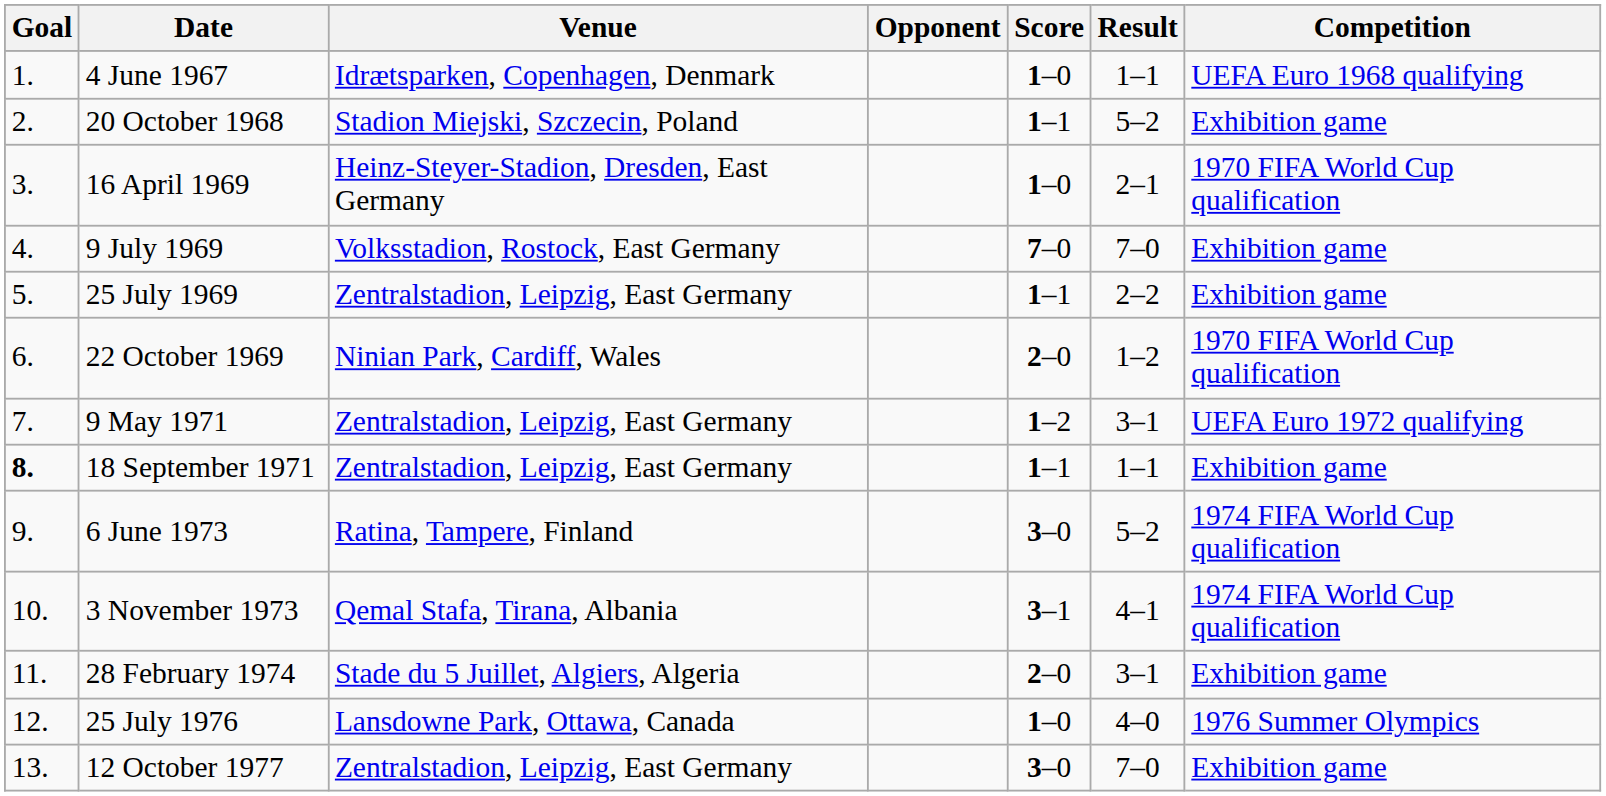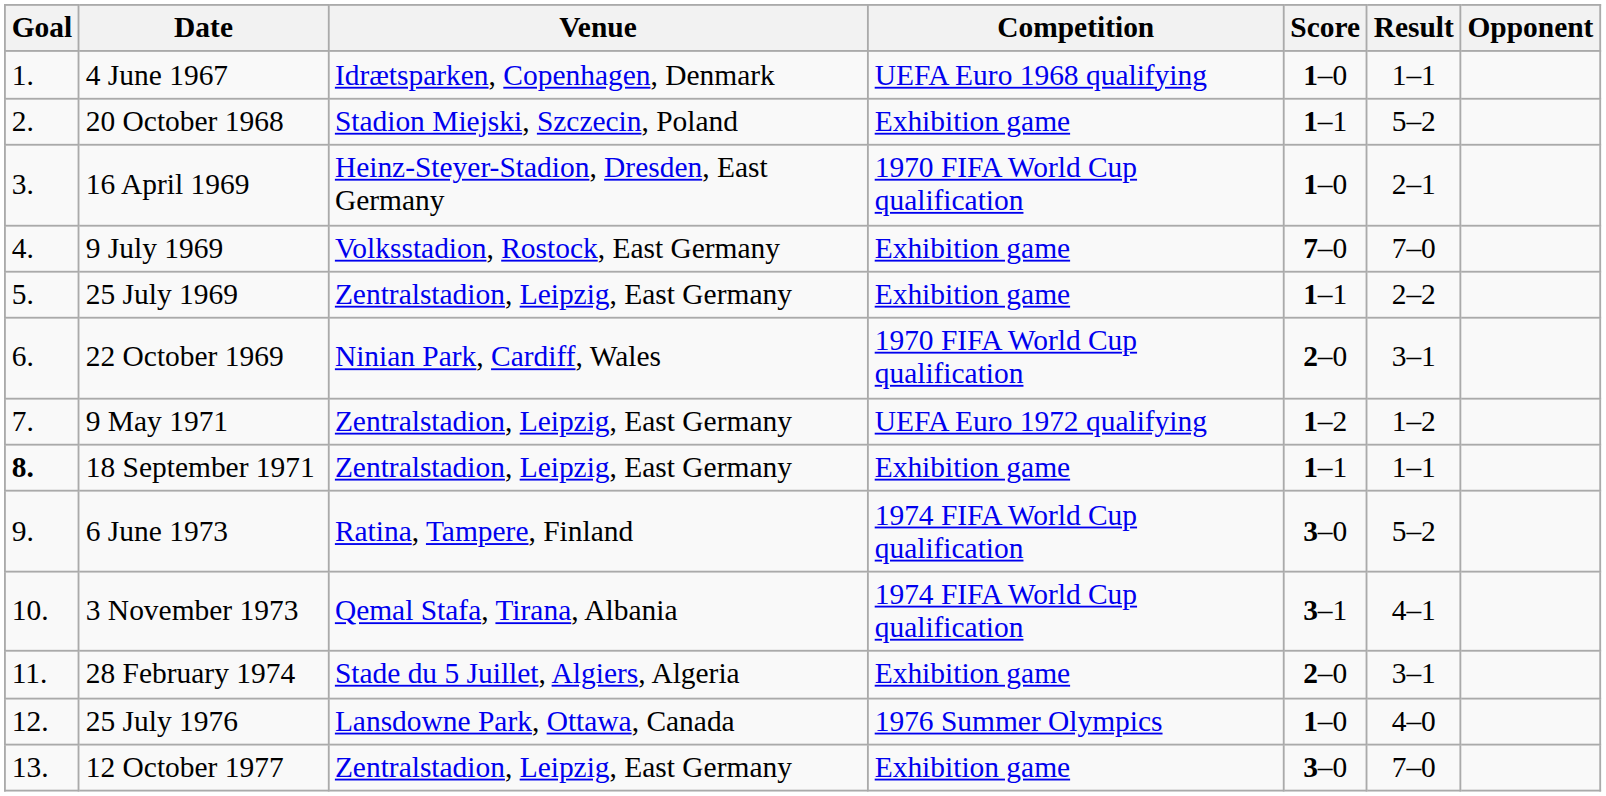columns swapped: (938, 27) <-> (1392, 27)
(1138, 357) 1–2 -> (1414, 357) 3–1
(1138, 420) 3–1 -> (1414, 420) 1–2
